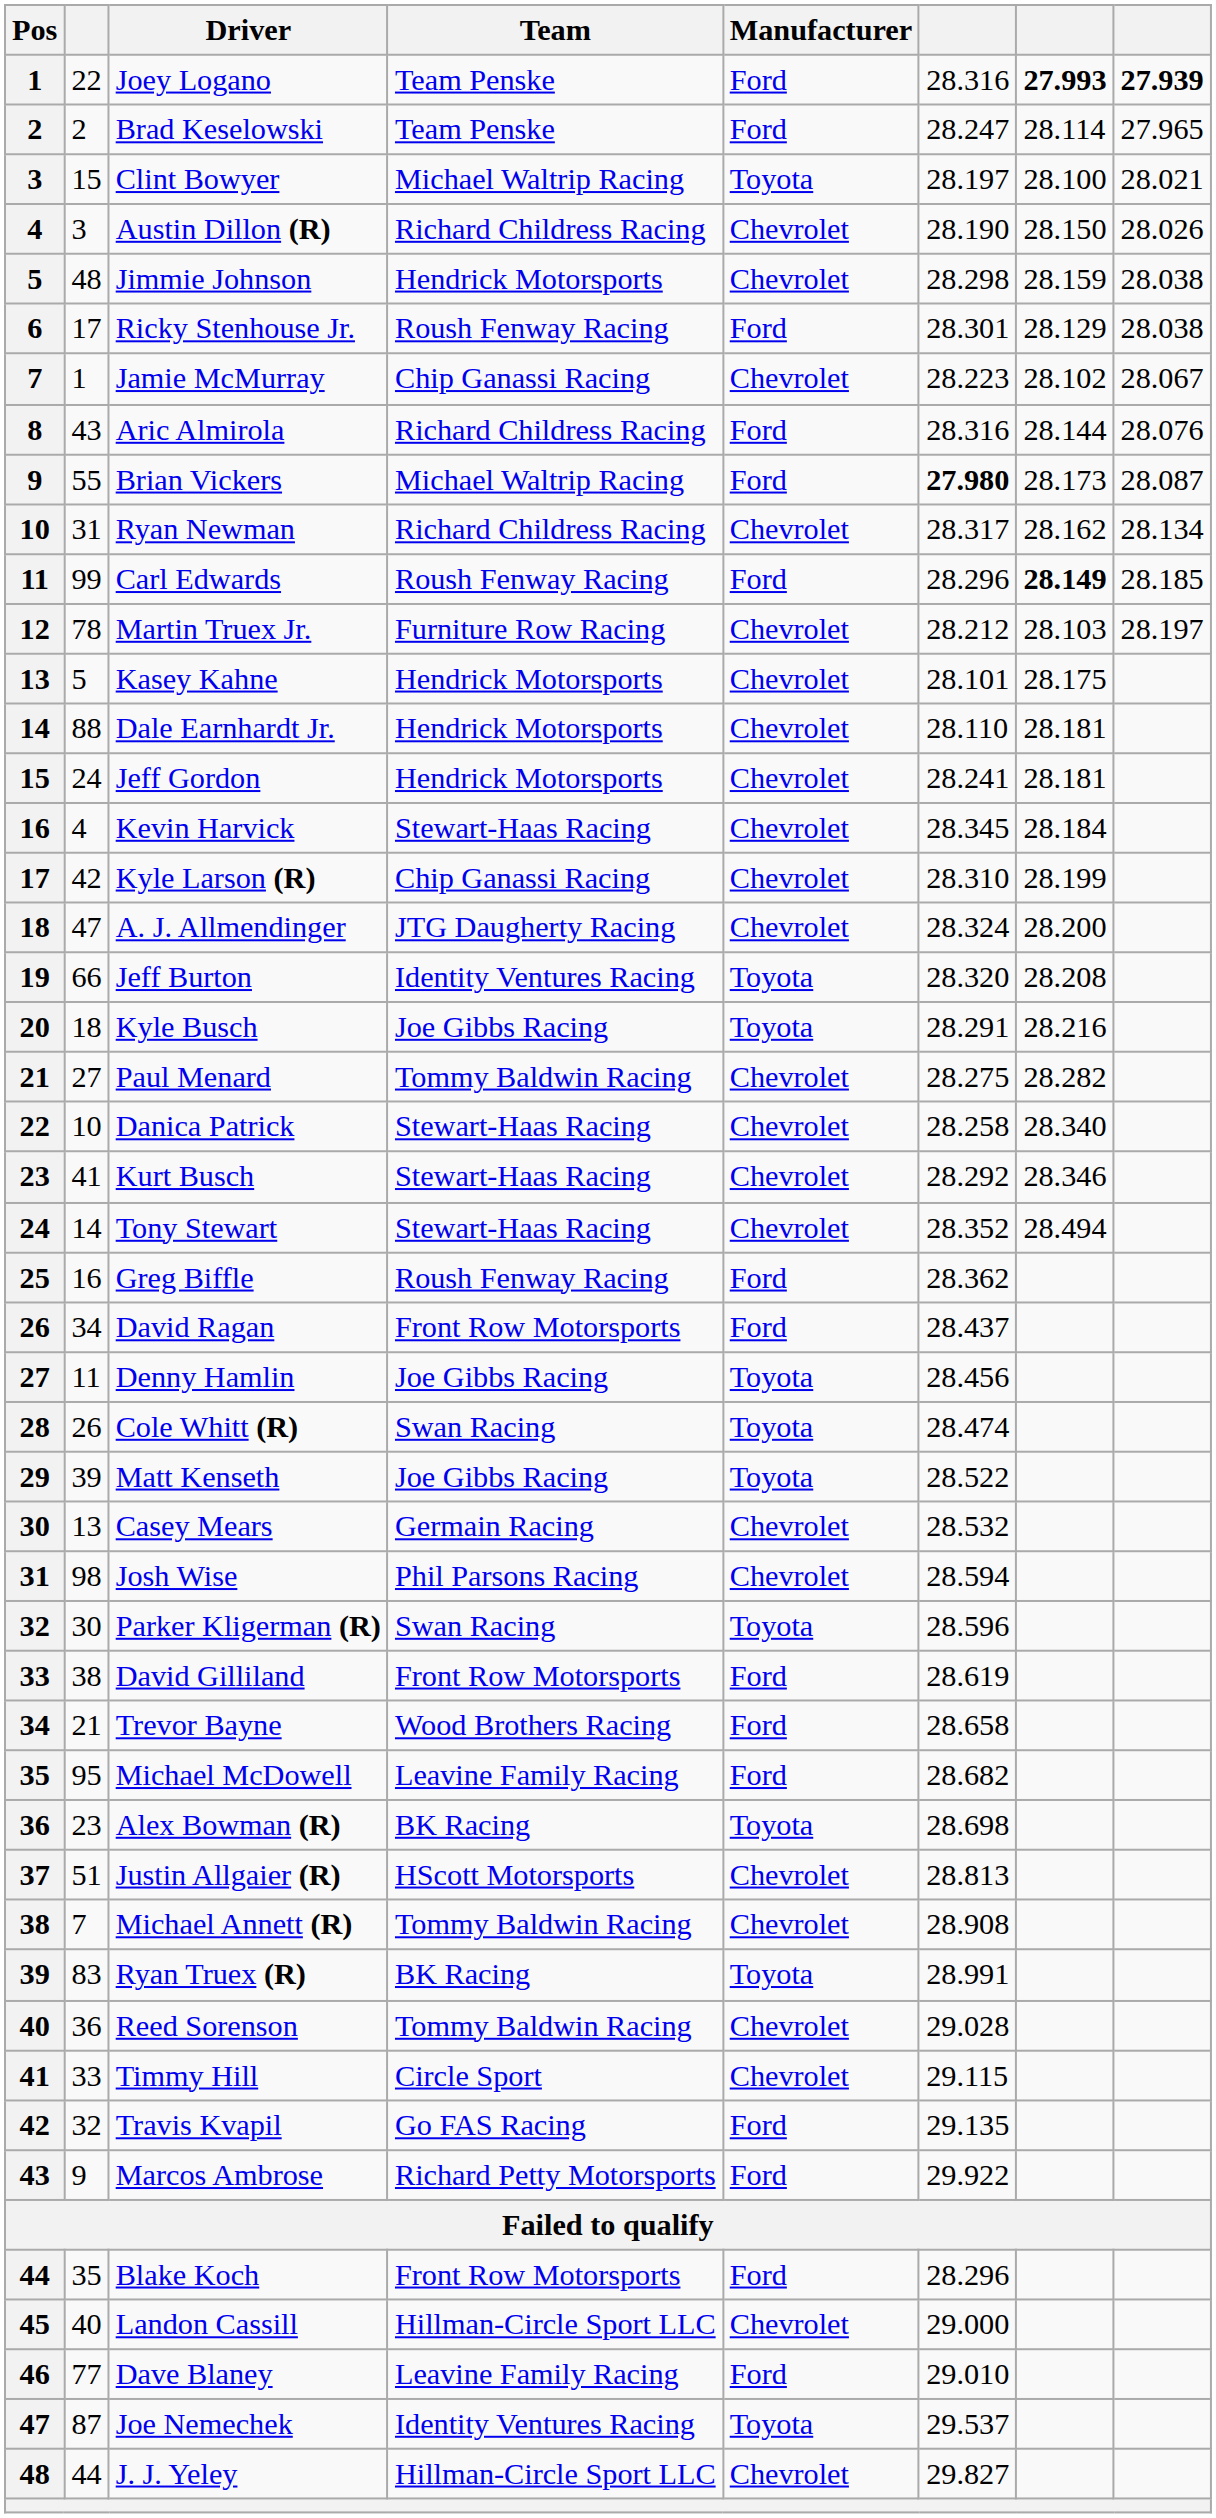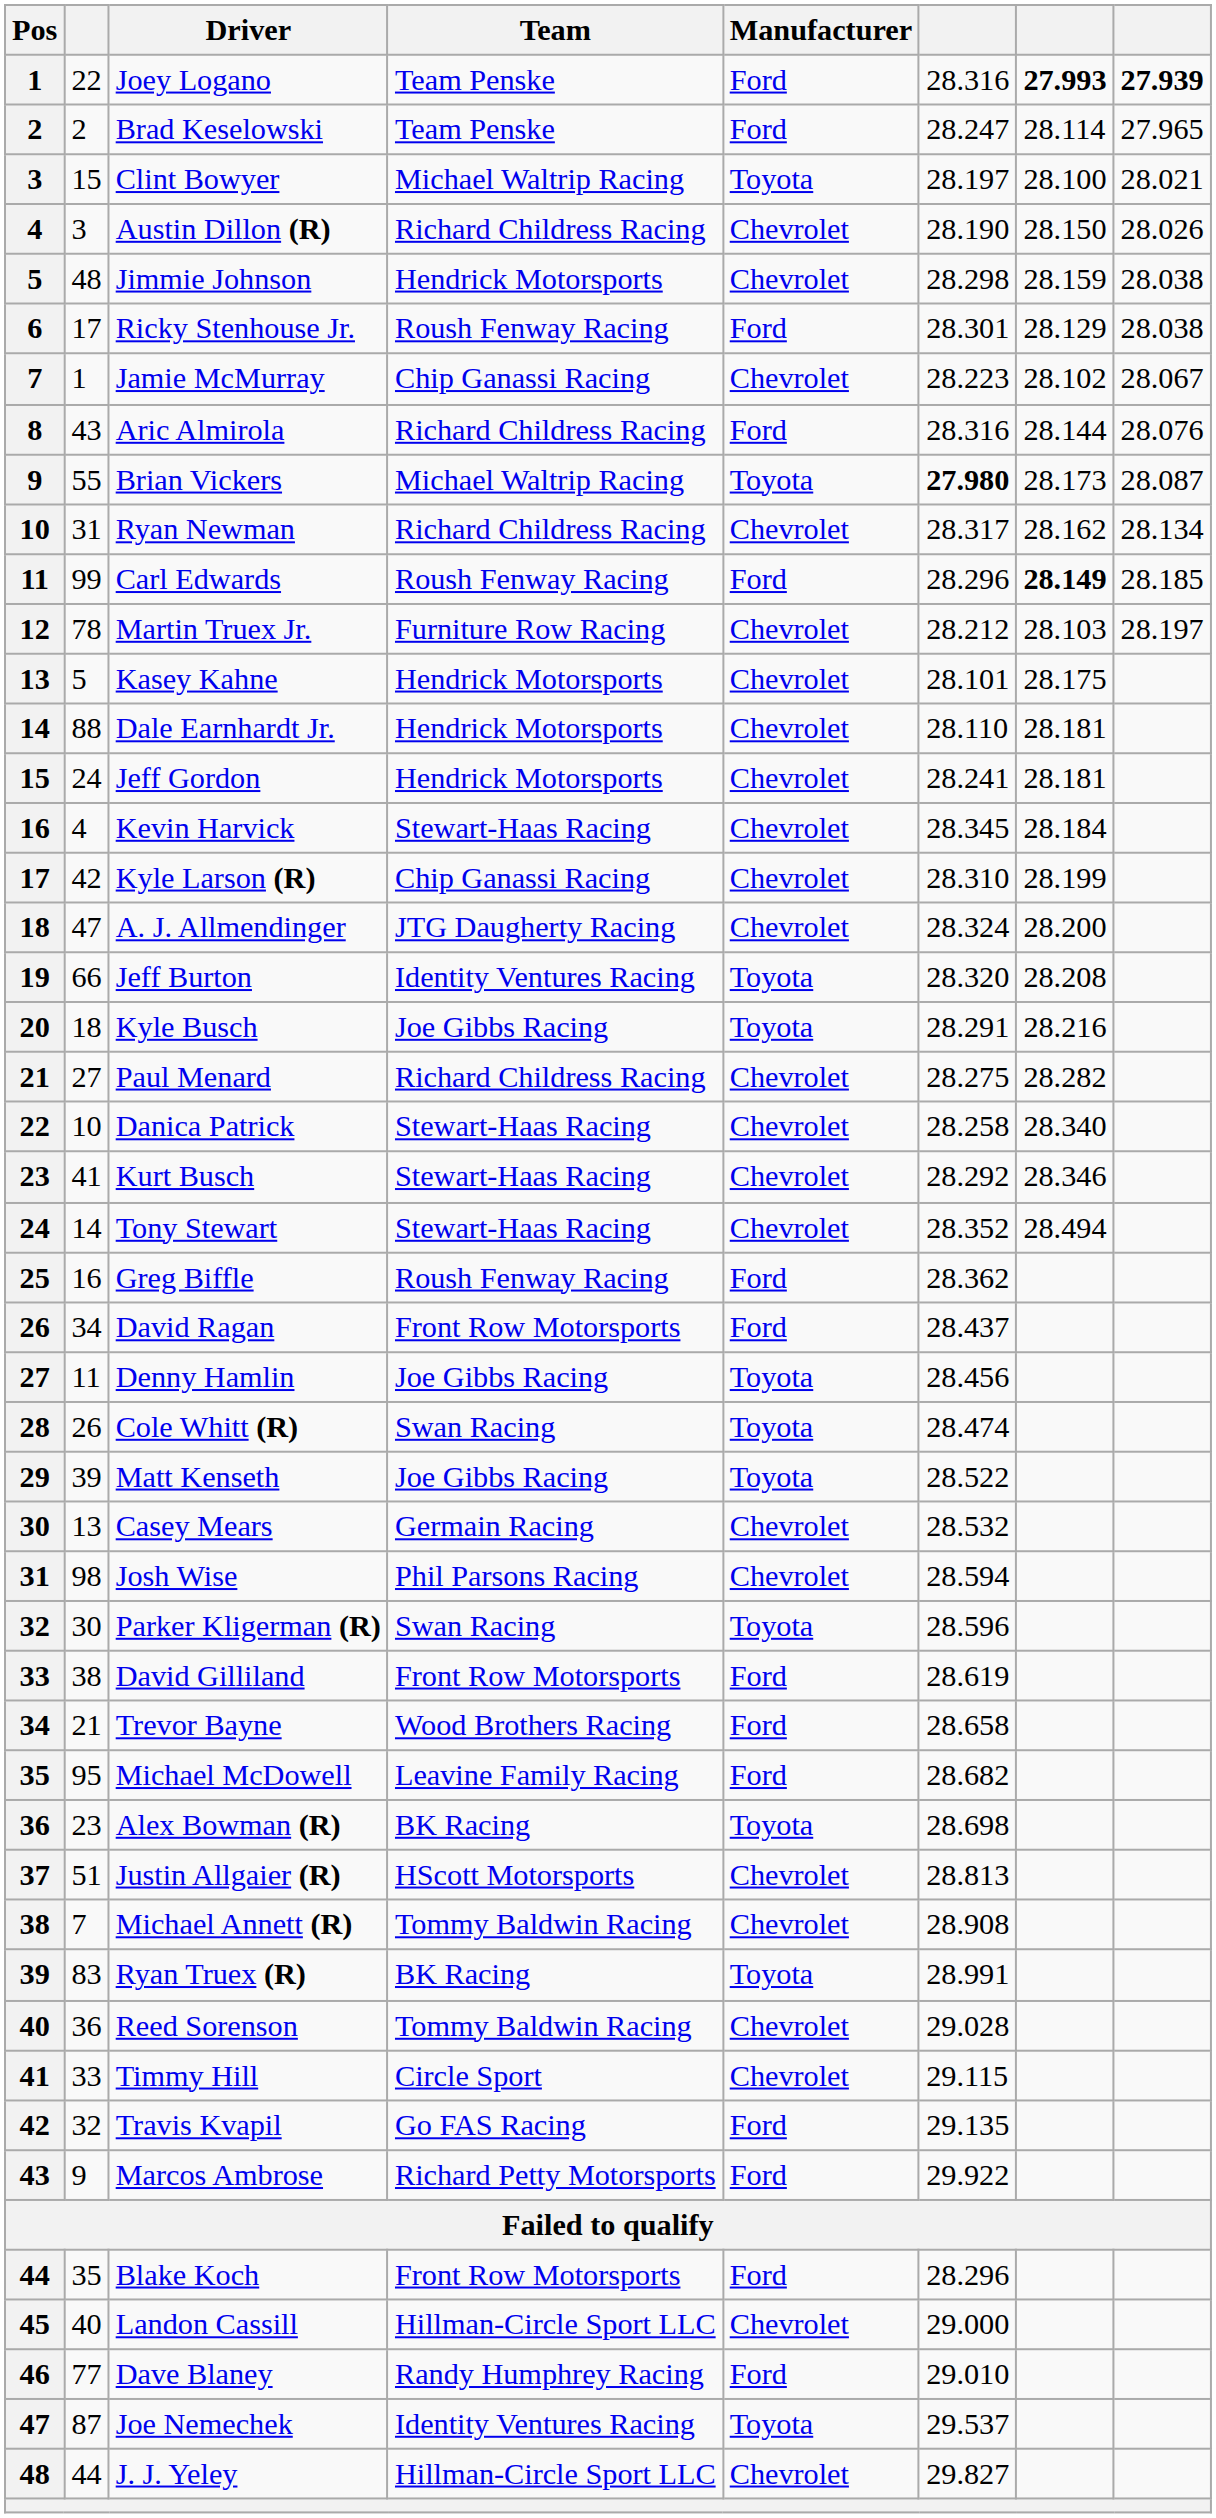(758, 478) Ford -> (771, 478) Toyota
(543, 1076) Tommy Baldwin Racing -> (550, 1076) Richard Childress Racing
(537, 2373) Leavine Family Racing -> (549, 2373) Randy Humphrey Racing
